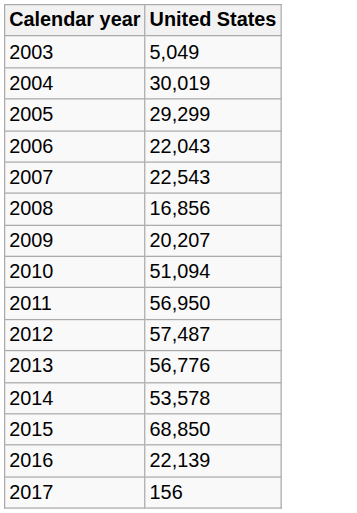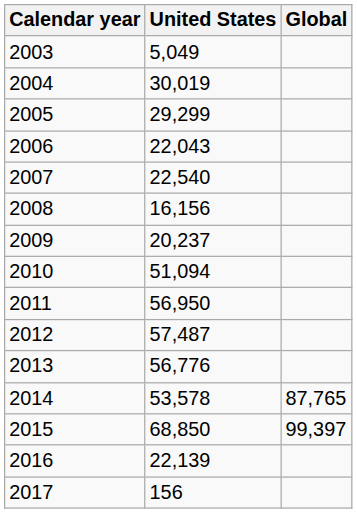+ column: (316, 20)
(180, 177) 22,543 -> (180, 177) 22,540
(180, 209) 16,856 -> (180, 209) 16,156
(180, 240) 20,207 -> (180, 240) 20,237
